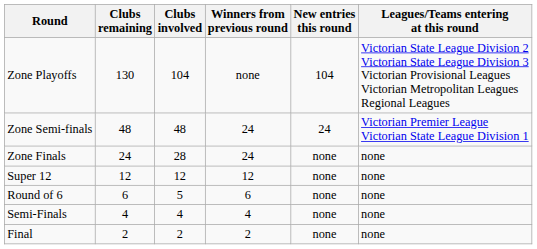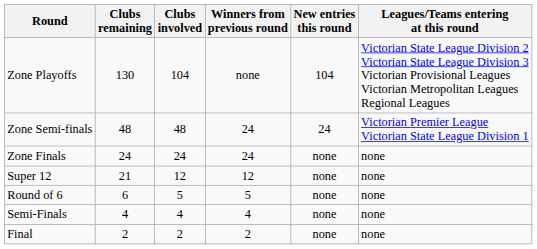(180, 156) 28 -> (180, 156) 24
(125, 175) 12 -> (125, 175) 21
(248, 195) 6 -> (248, 195) 5
